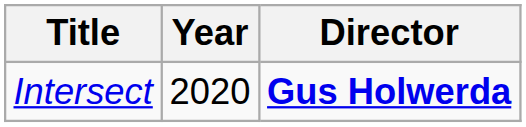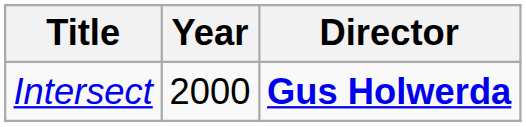(210, 90) 2020 -> (210, 90) 2000
